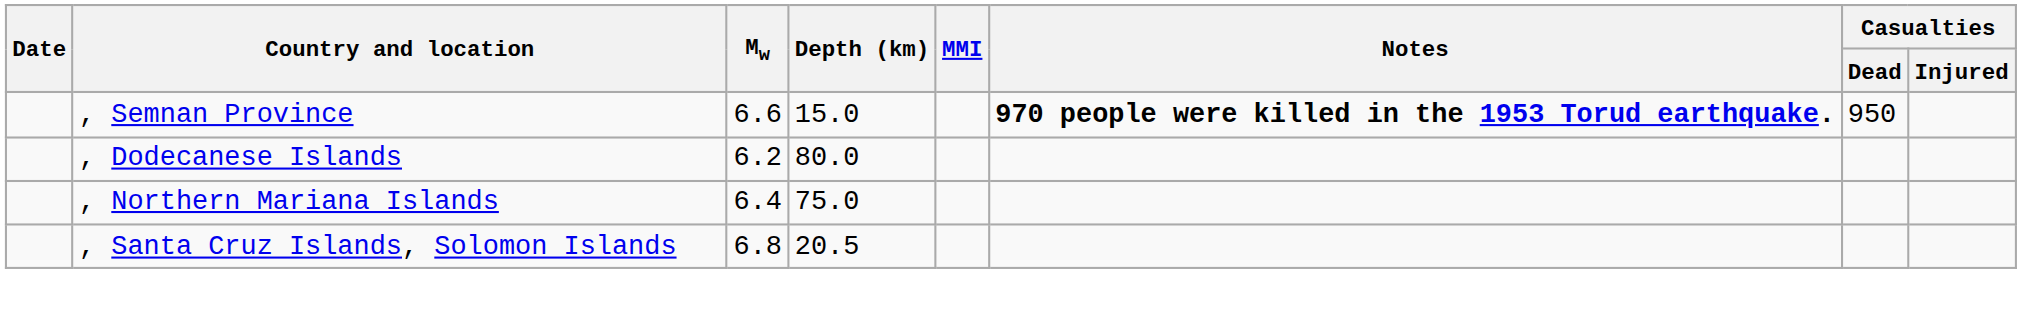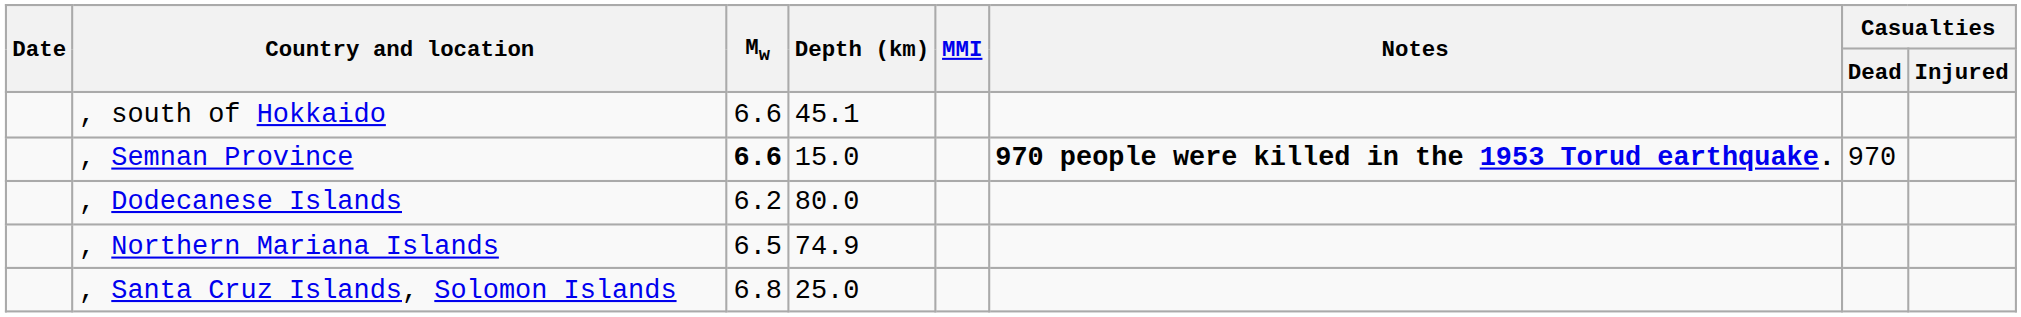+ row: (232, 115)
(758, 115) normal -> (758, 159) bold
(1872, 115) 950 -> (1872, 159) 970
(758, 202) 6.4 -> (758, 246) 6.5
(827, 202) 75.0 -> (827, 246) 74.9
(827, 246) 20.5 -> (827, 290) 25.0
